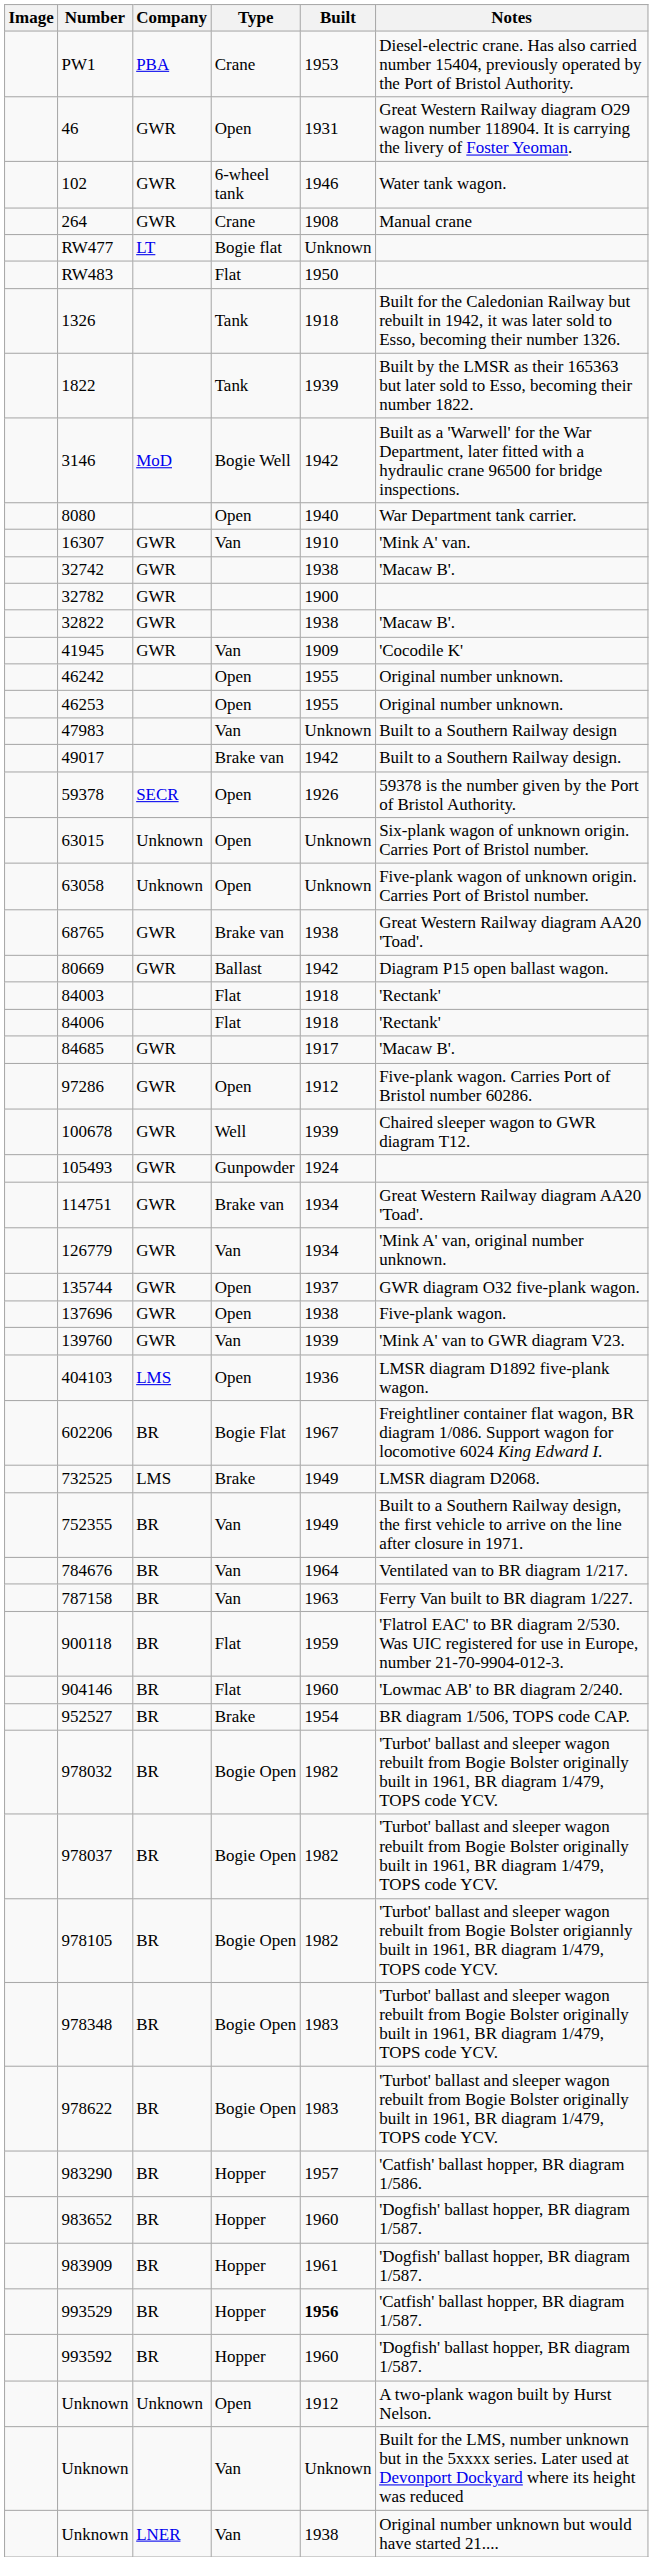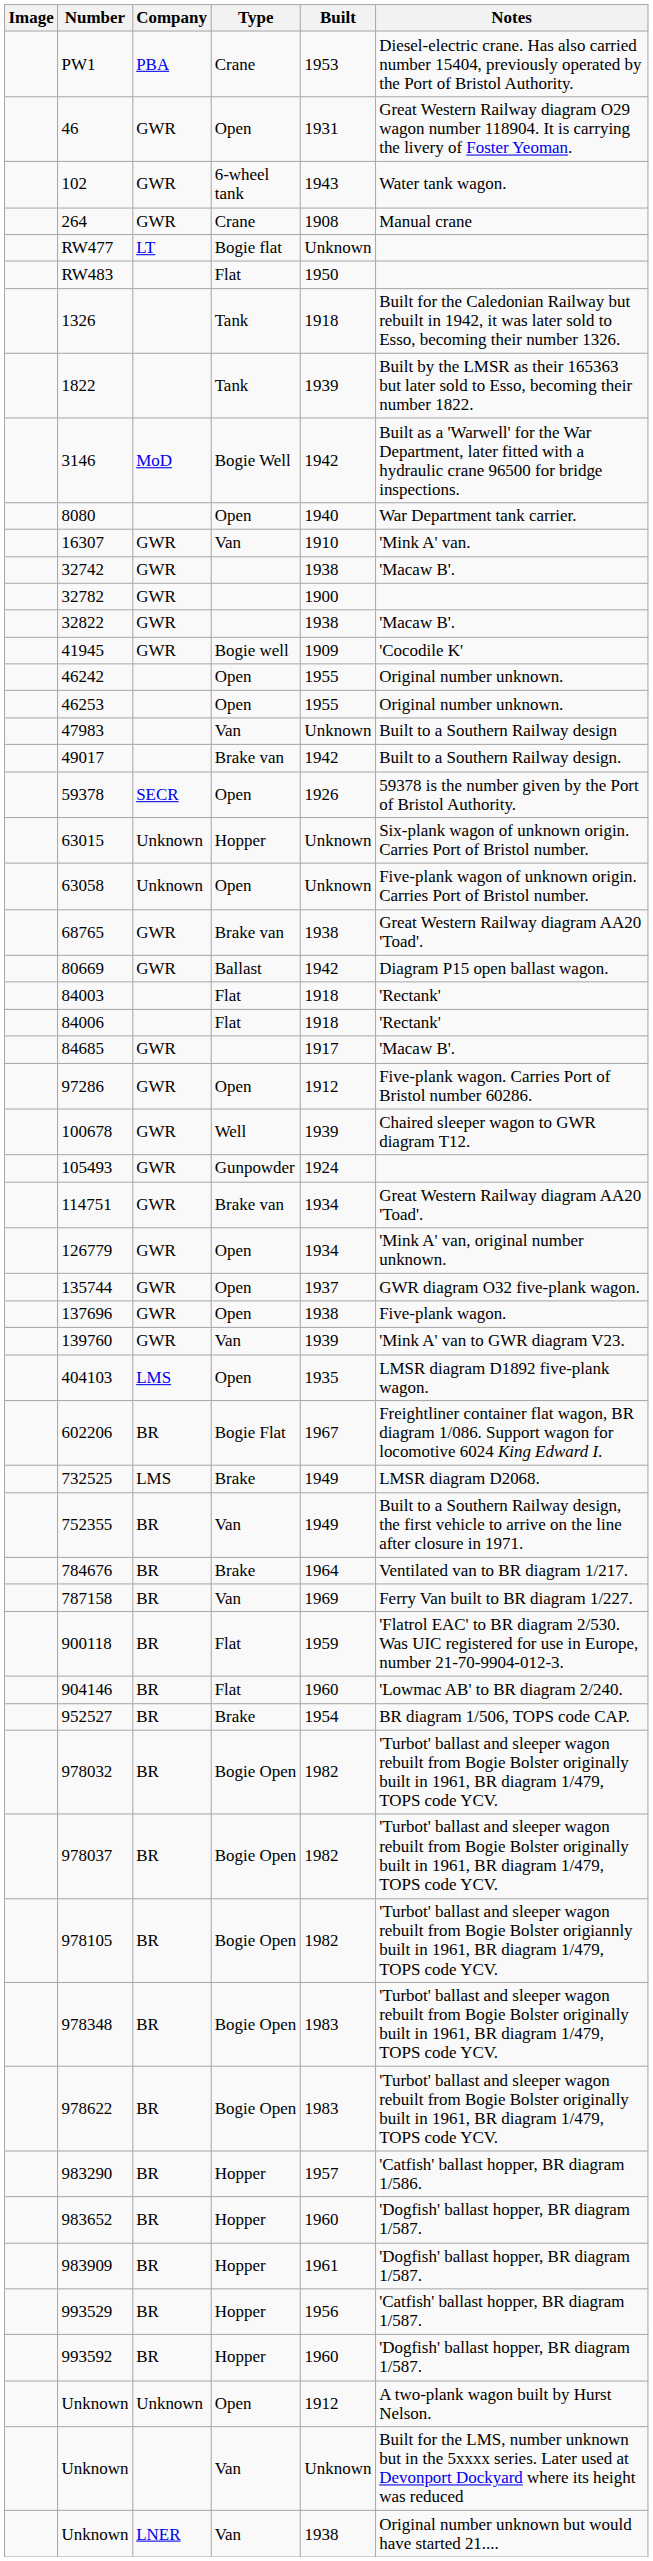(321, 184) 1946 -> (321, 184) 1943
(228, 650) Van -> (252, 650) Bogie well
(233, 840) Open -> (240, 840) Hopper
(228, 1250) Van -> (233, 1250) Open
(321, 1377) 1936 -> (321, 1377) 1935
(228, 1570) Van -> (235, 1570) Brake
(321, 1597) 1963 -> (321, 1597) 1969
(321, 2311) bold -> (321, 2311) normal
